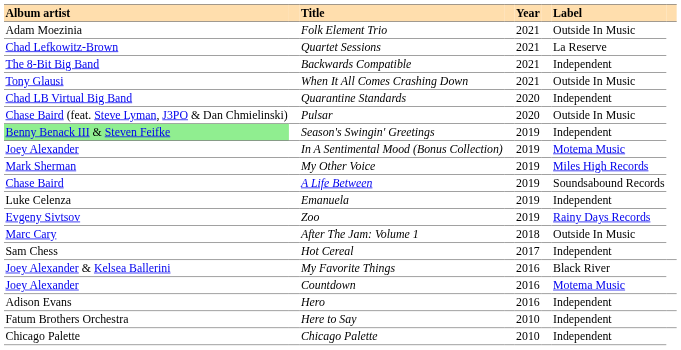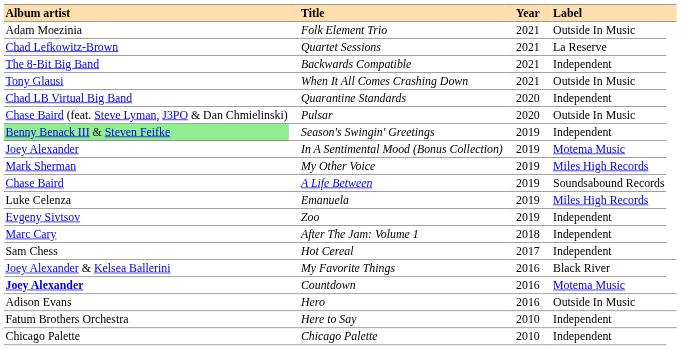(582, 200) Independent -> (601, 200) Miles High Records
(602, 217) Rainy Days Records -> (582, 217) Independent
(594, 234) Outside In Music -> (582, 234) Independent
(42, 285) normal -> (44, 285) bold
(582, 302) Independent -> (594, 302) Outside In Music
